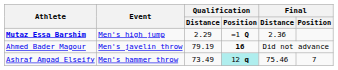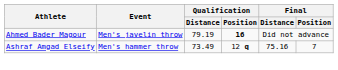- row: (46, 34)
(240, 59) paleturquoise background -> (240, 47) no background
(277, 59) 75.46 -> (277, 47) 75.16
